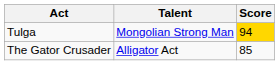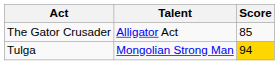rows swapped: (59, 50) <-> (21, 32)
